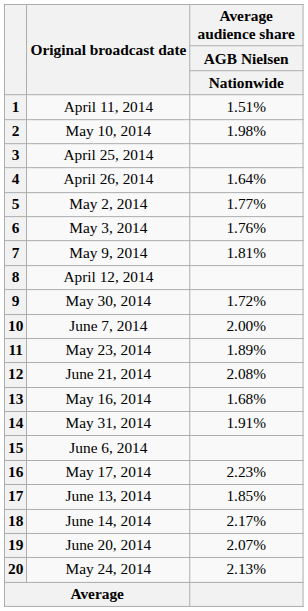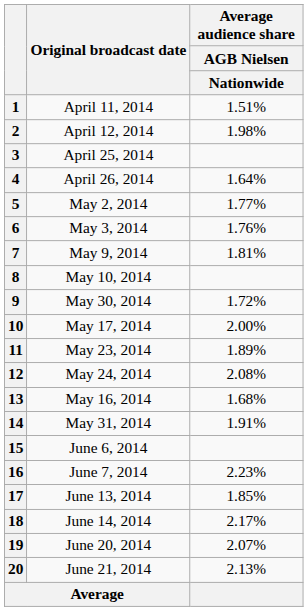(108, 131) May 10, 2014 -> (108, 131) April 12, 2014
(108, 277) April 12, 2014 -> (108, 277) May 10, 2014
(108, 326) June 7, 2014 -> (108, 326) May 17, 2014
(108, 374) June 21, 2014 -> (108, 374) May 24, 2014
(108, 472) May 17, 2014 -> (108, 472) June 7, 2014
(108, 569) May 24, 2014 -> (108, 569) June 21, 2014
